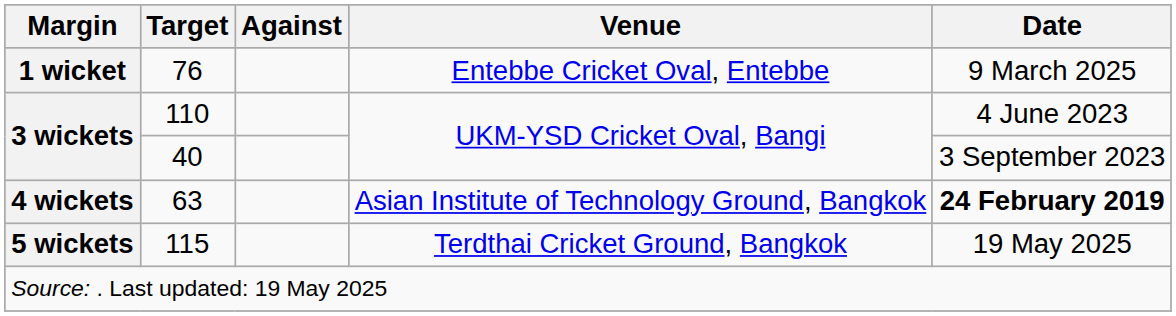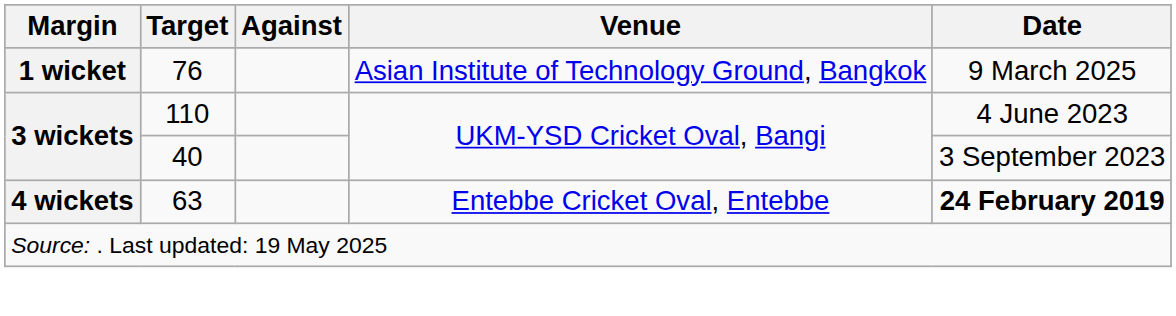(640, 69) Entebbe Cricket Oval, Entebbe -> (640, 69) Asian Institute of Technology Ground, Bangkok
(640, 200) Asian Institute of Technology Ground, Bangkok -> (640, 200) Entebbe Cricket Oval, Entebbe
- row: (187, 244)
